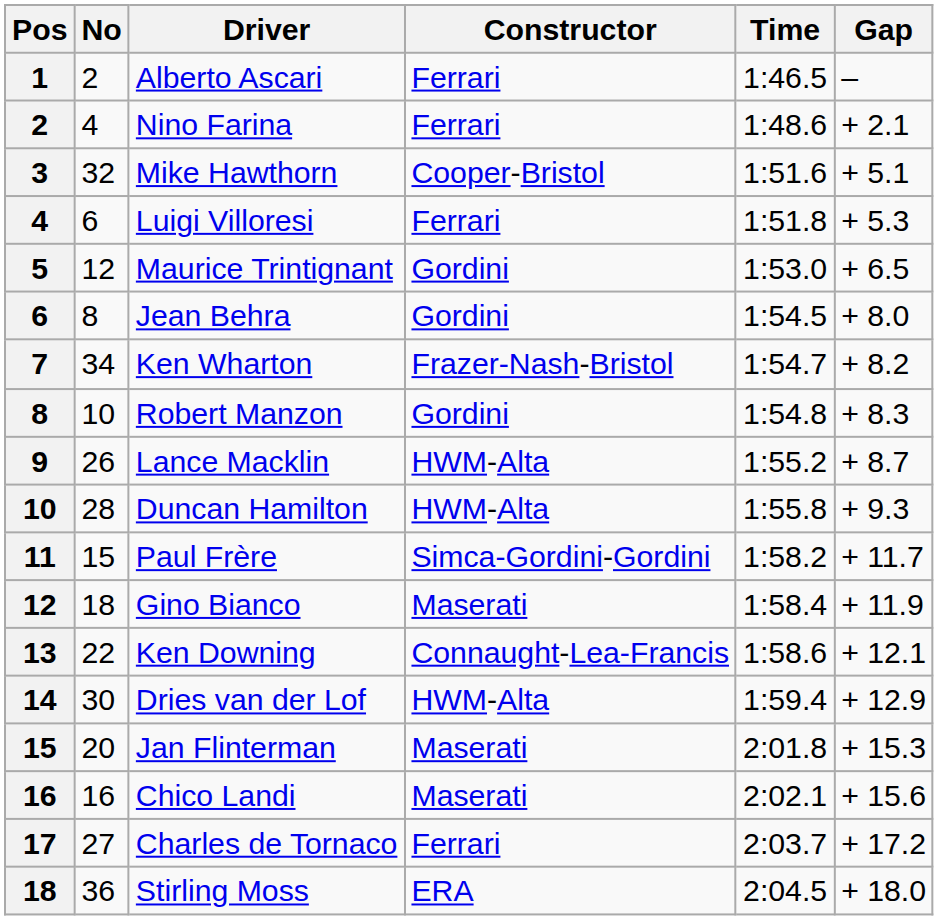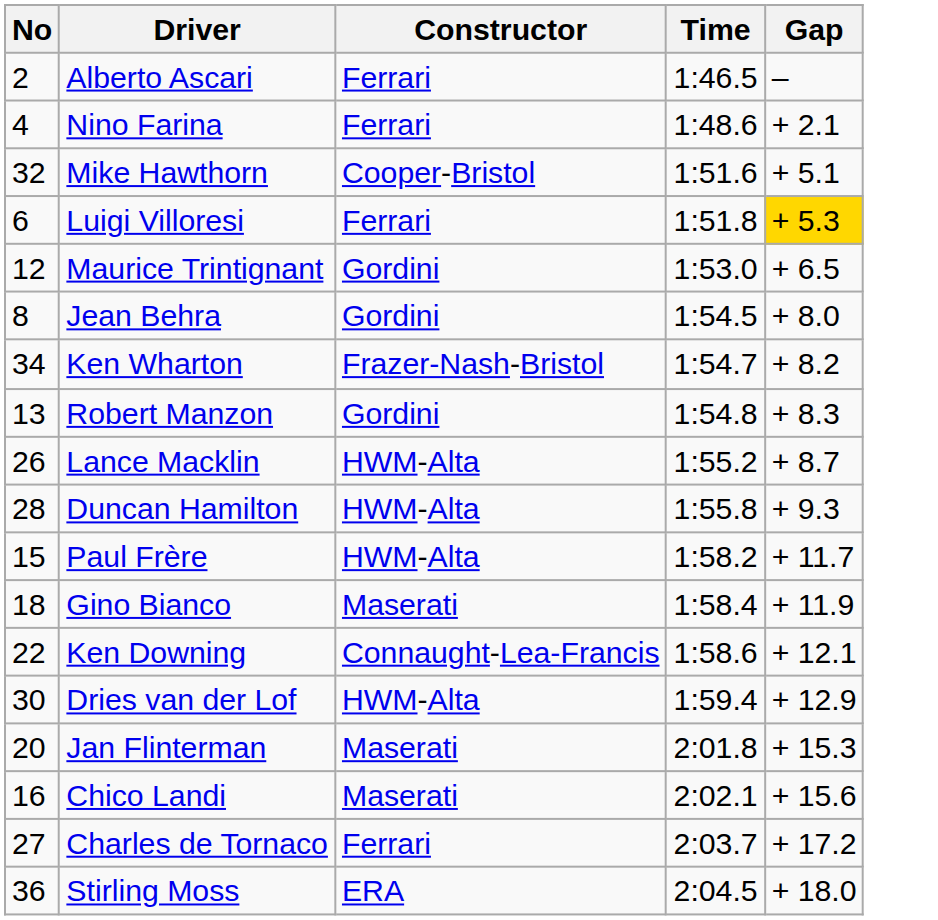- column: (40, 29)
(875, 221) no background -> (806, 221) gold background
(98, 412) 10 -> (29, 412) 13
(561, 556) Simca-Gordini-Gordini -> (411, 556) HWM-Alta
